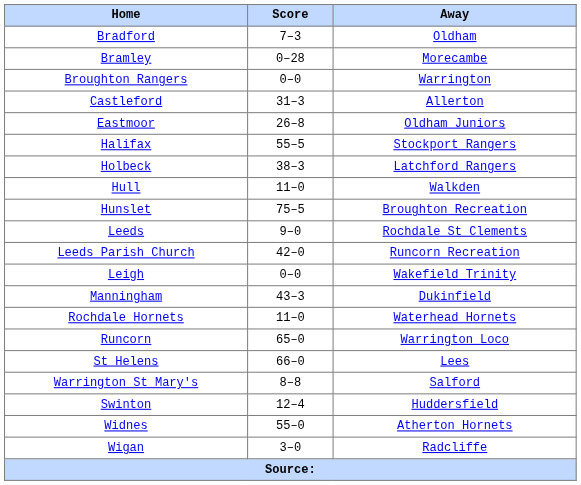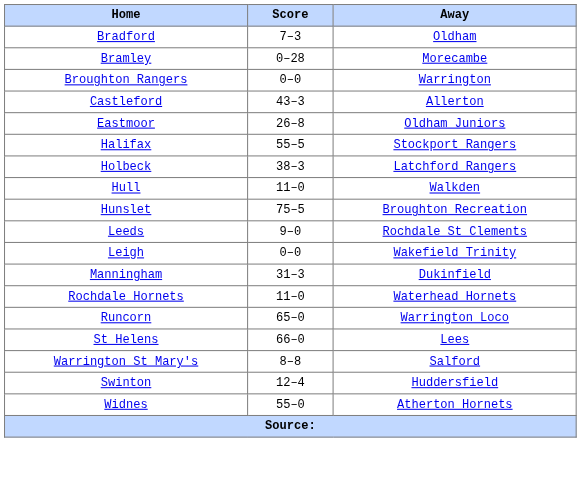(290, 102) 31–3 -> (290, 102) 43–3
- row: (126, 253)
(290, 297) 43–3 -> (290, 275) 31–3
- row: (126, 448)
